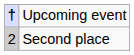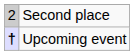rows swapped: (66, 38) <-> (74, 15)
